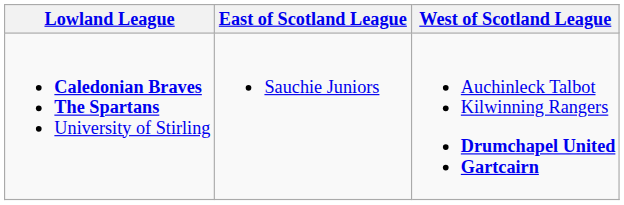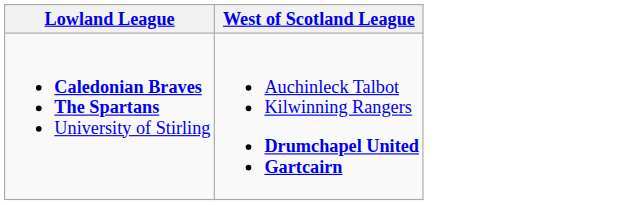- column: (313, 18)
